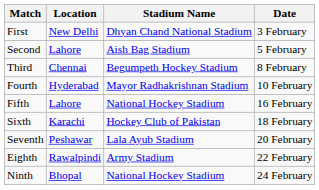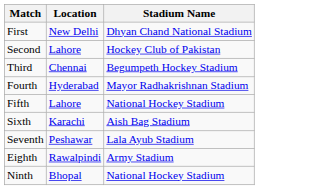- column: (285, 13)
(148, 49) Aish Bag Stadium -> (163, 49) Hockey Club of Pakistan
(163, 121) Hockey Club of Pakistan -> (148, 121) Aish Bag Stadium
